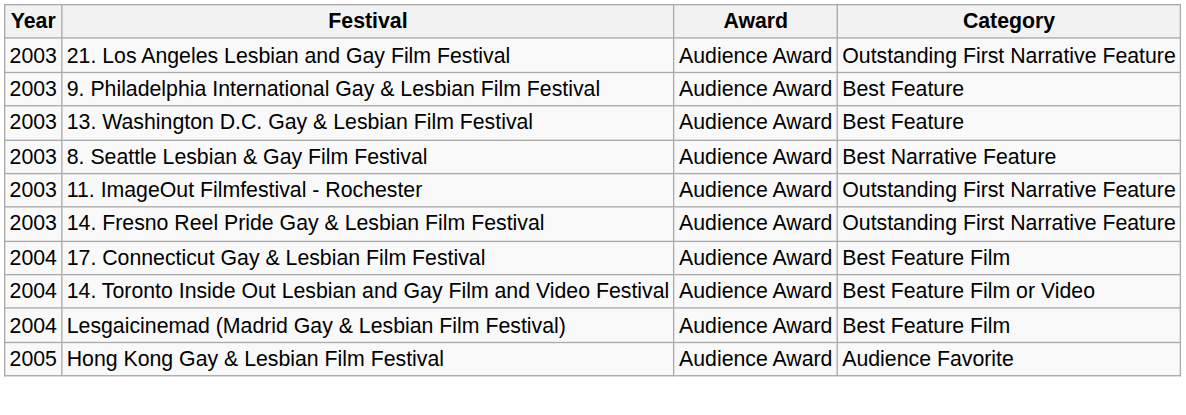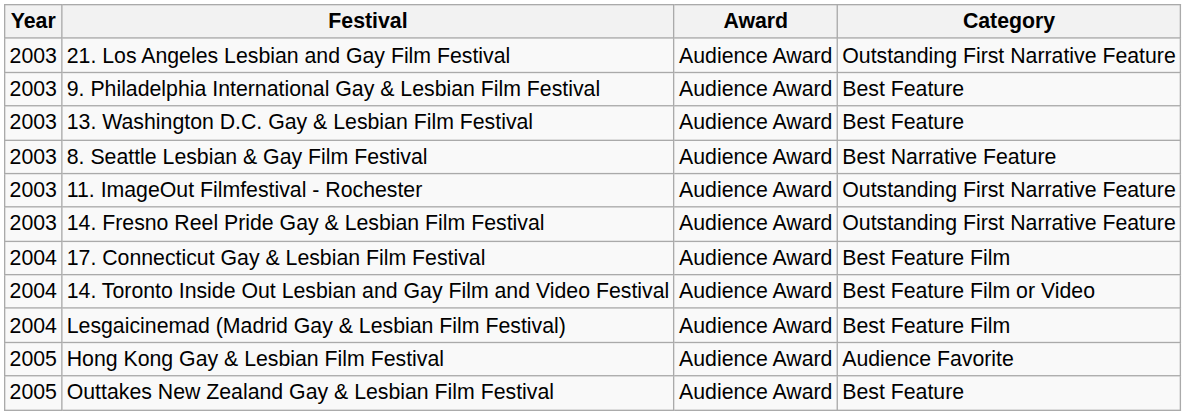+ row: (310, 392)
